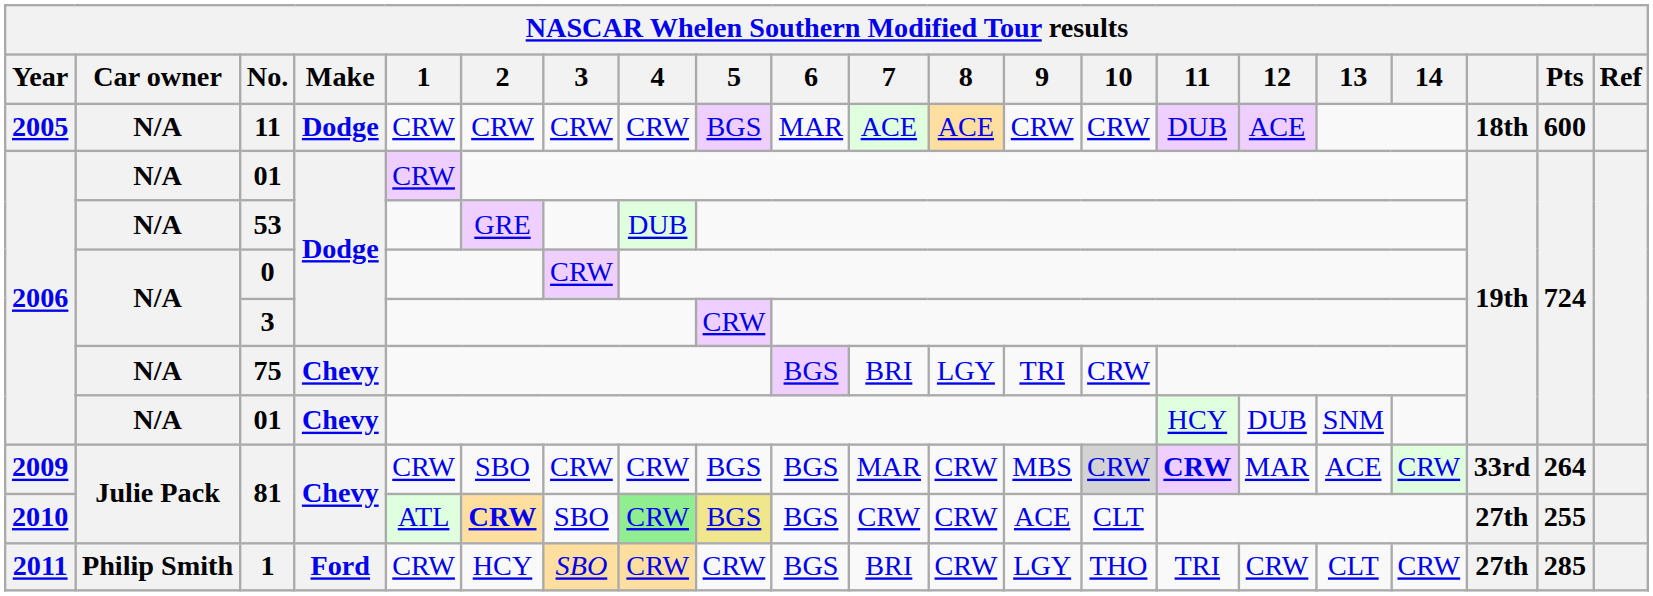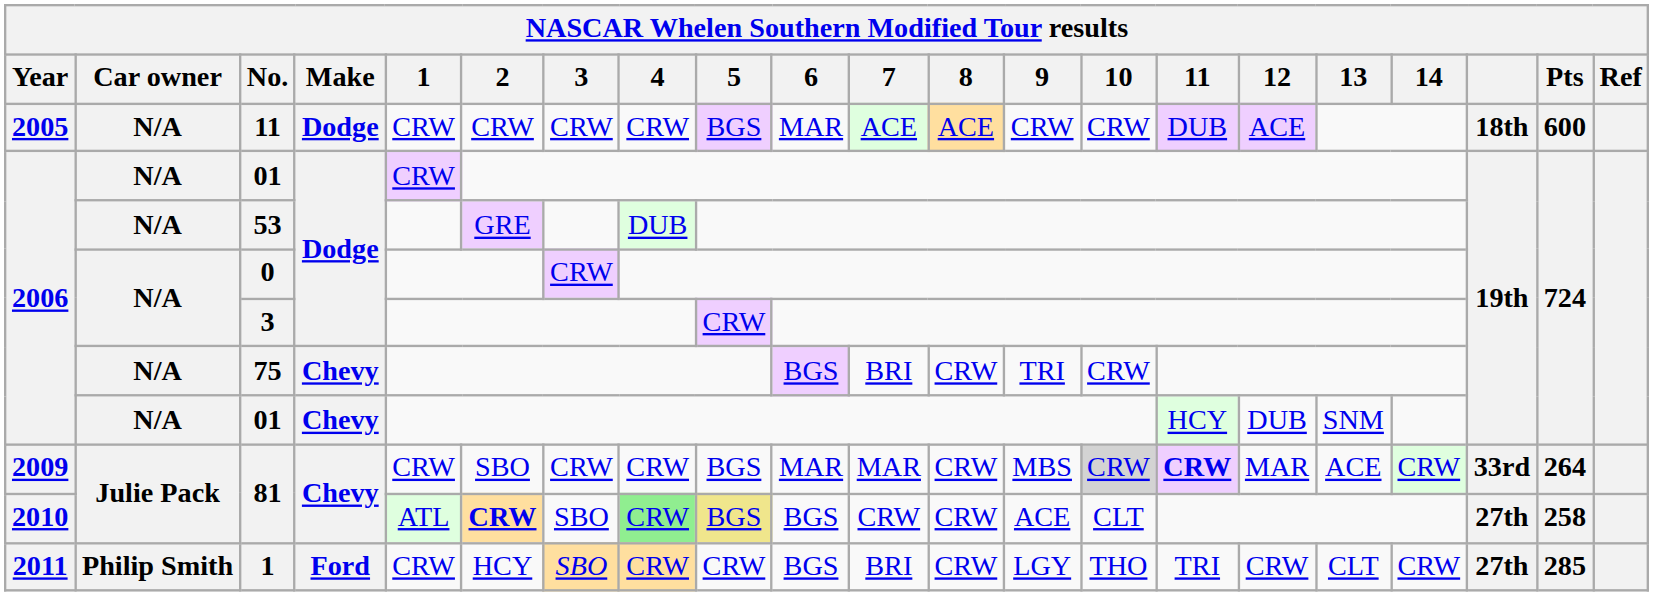(966, 370) LGY -> (966, 370) CRW
(811, 468) BGS -> (811, 468) MAR
(1565, 517) 255 -> (1565, 517) 258
